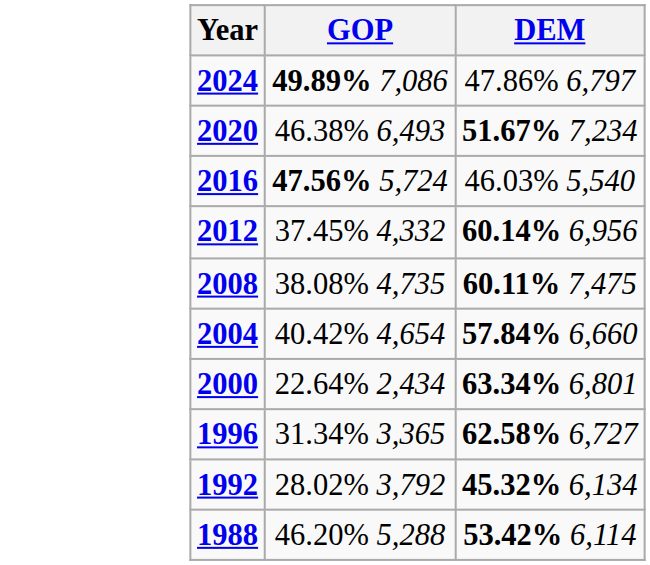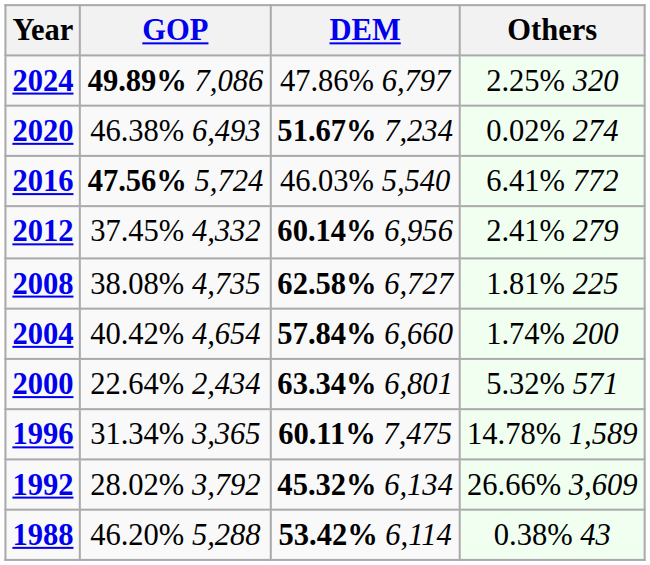+ column: (552, 30)
(550, 282) 60.11% 7,475 -> (365, 282) 62.58% 6,727
(550, 433) 62.58% 6,727 -> (365, 433) 60.11% 7,475
